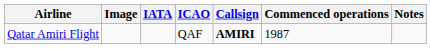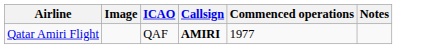- column: (158, 14)
(277, 33) 1987 -> (242, 33) 1977
